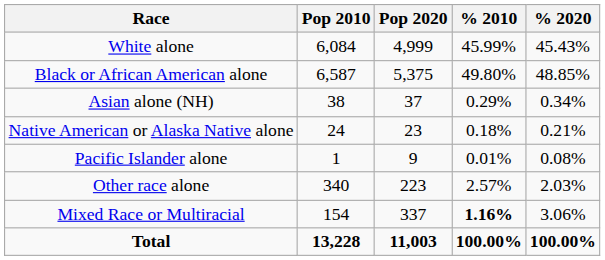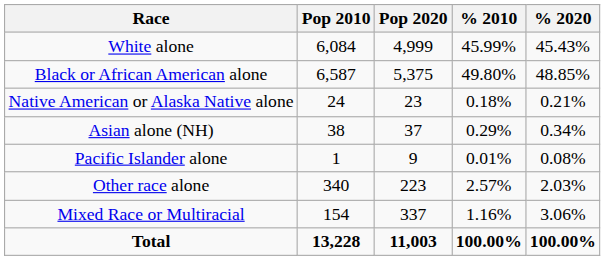rows swapped: (151, 130) <-> (151, 102)
(489, 213) bold -> (489, 213) normal
